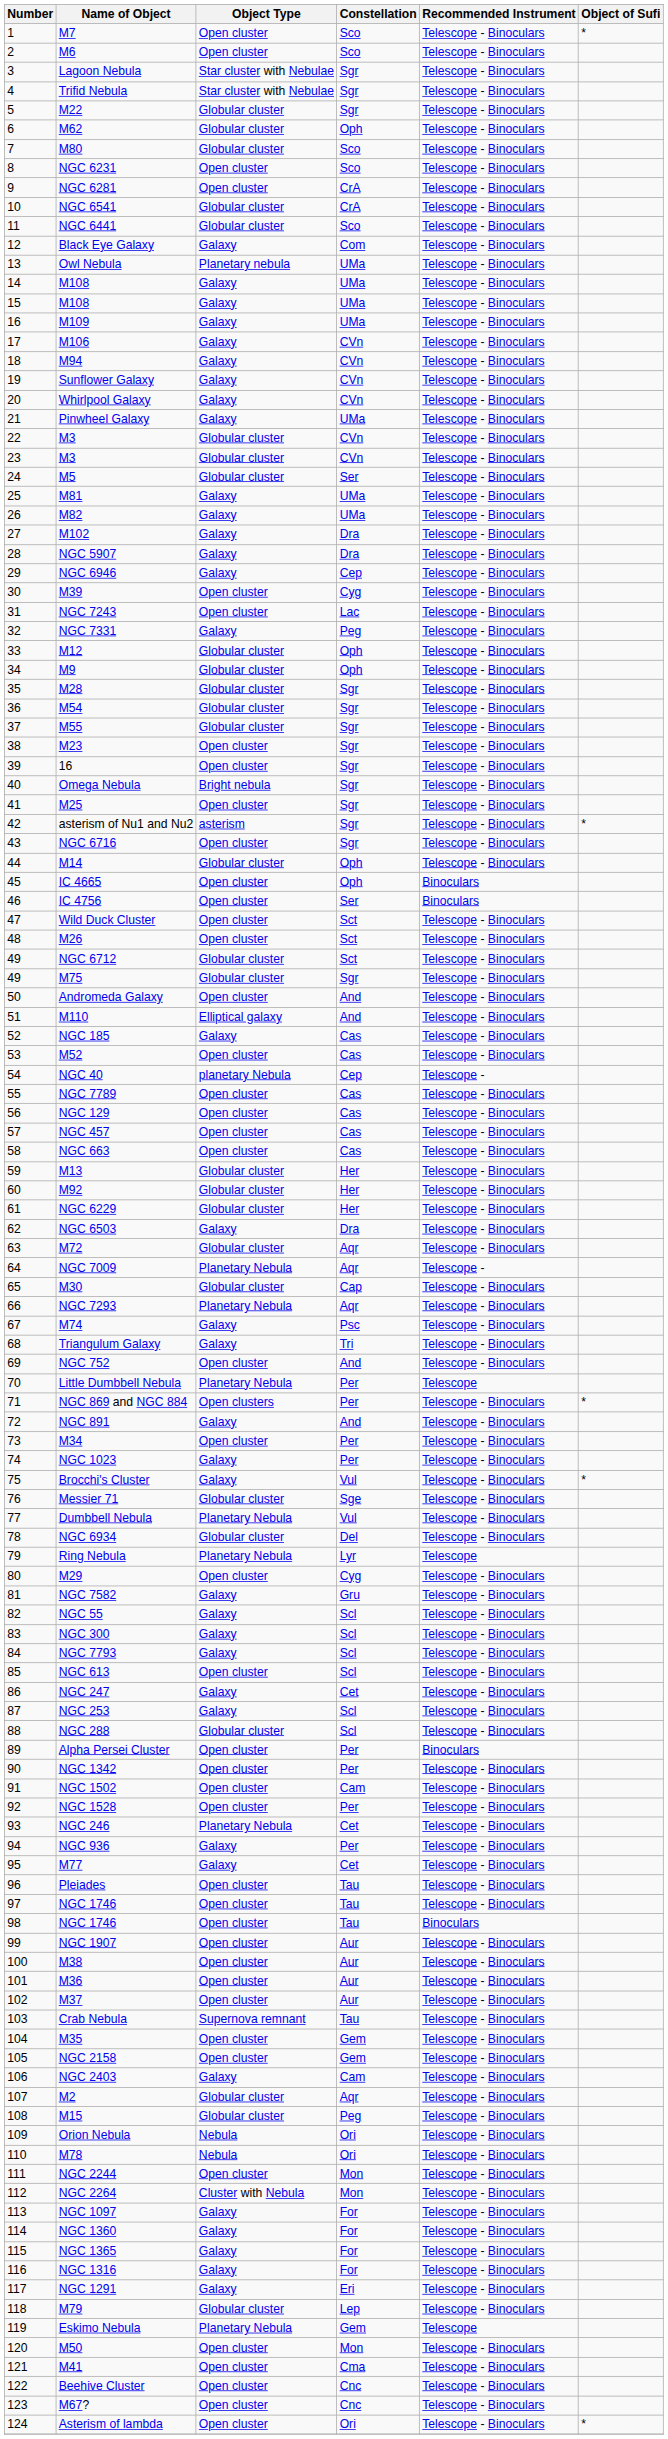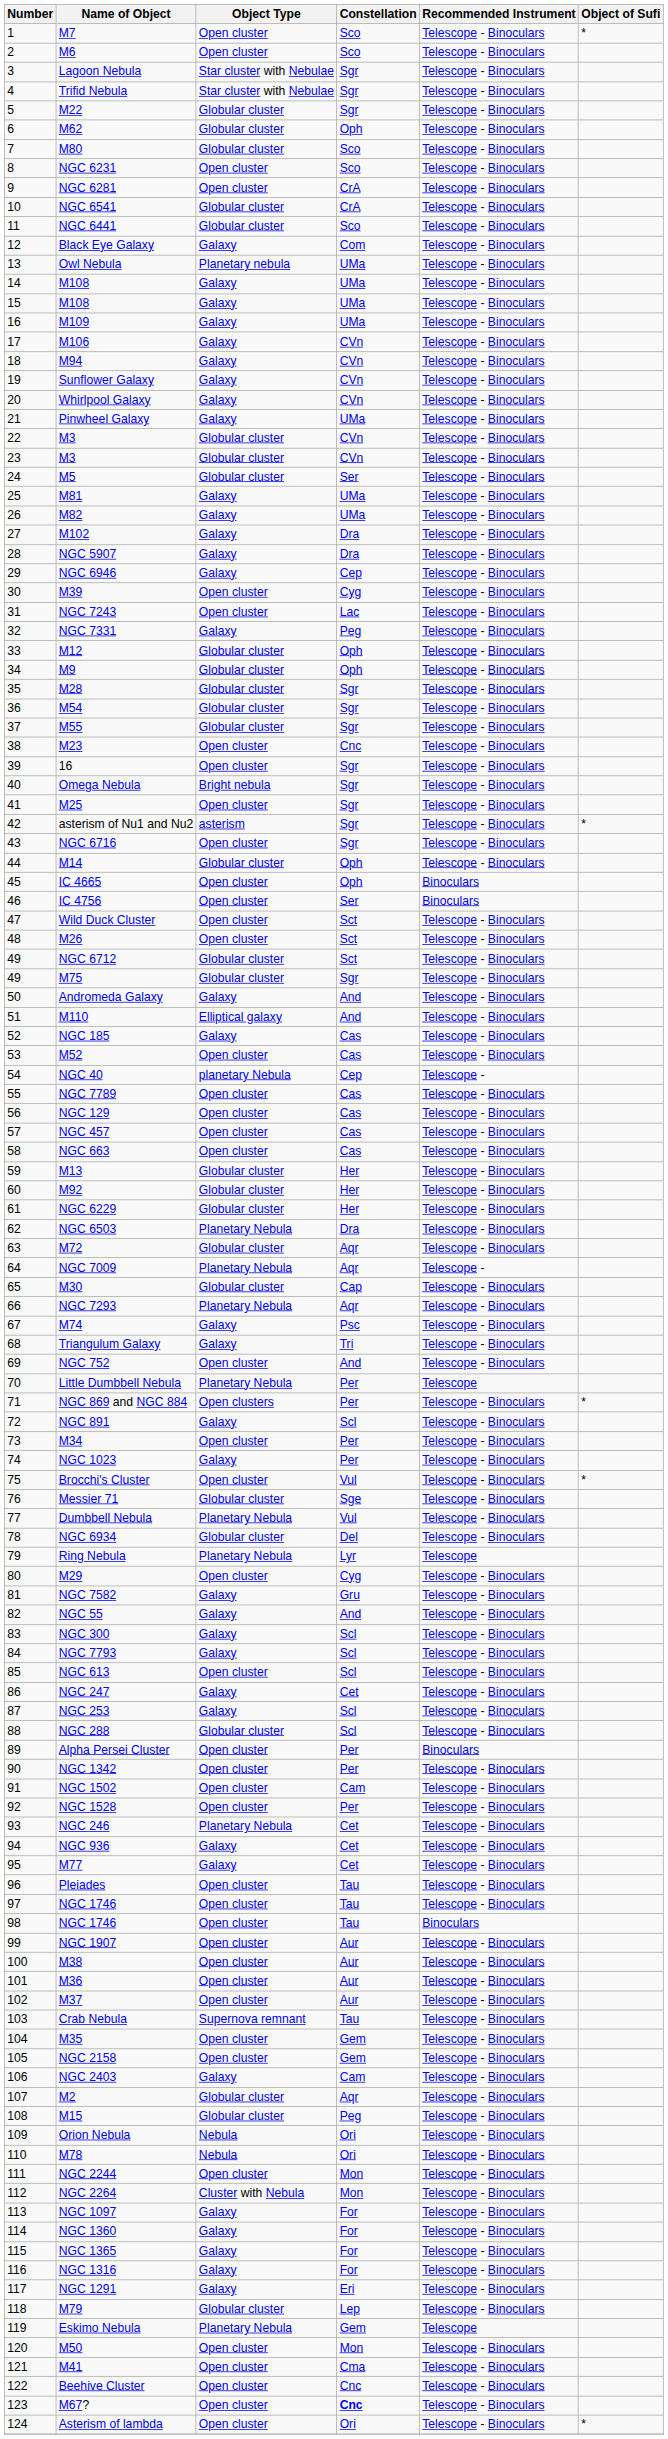(349, 746) Sgr -> (350, 746) Cnc
(233, 997) Open cluster -> (218, 997) Galaxy
(218, 1229) Galaxy -> (245, 1229) Planetary Nebula
(350, 1421) And -> (348, 1421) Scl
(218, 1479) Galaxy -> (233, 1479) Open cluster
(348, 1614) Scl -> (350, 1614) And
(349, 1846) Per -> (349, 1846) Cet
(350, 2405) normal -> (351, 2405) bold
